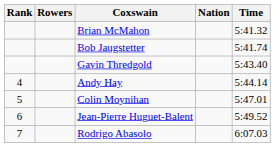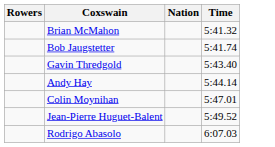- column: (20, 13)
